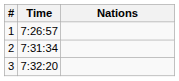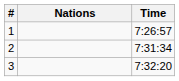columns swapped: (117, 13) <-> (39, 13)
